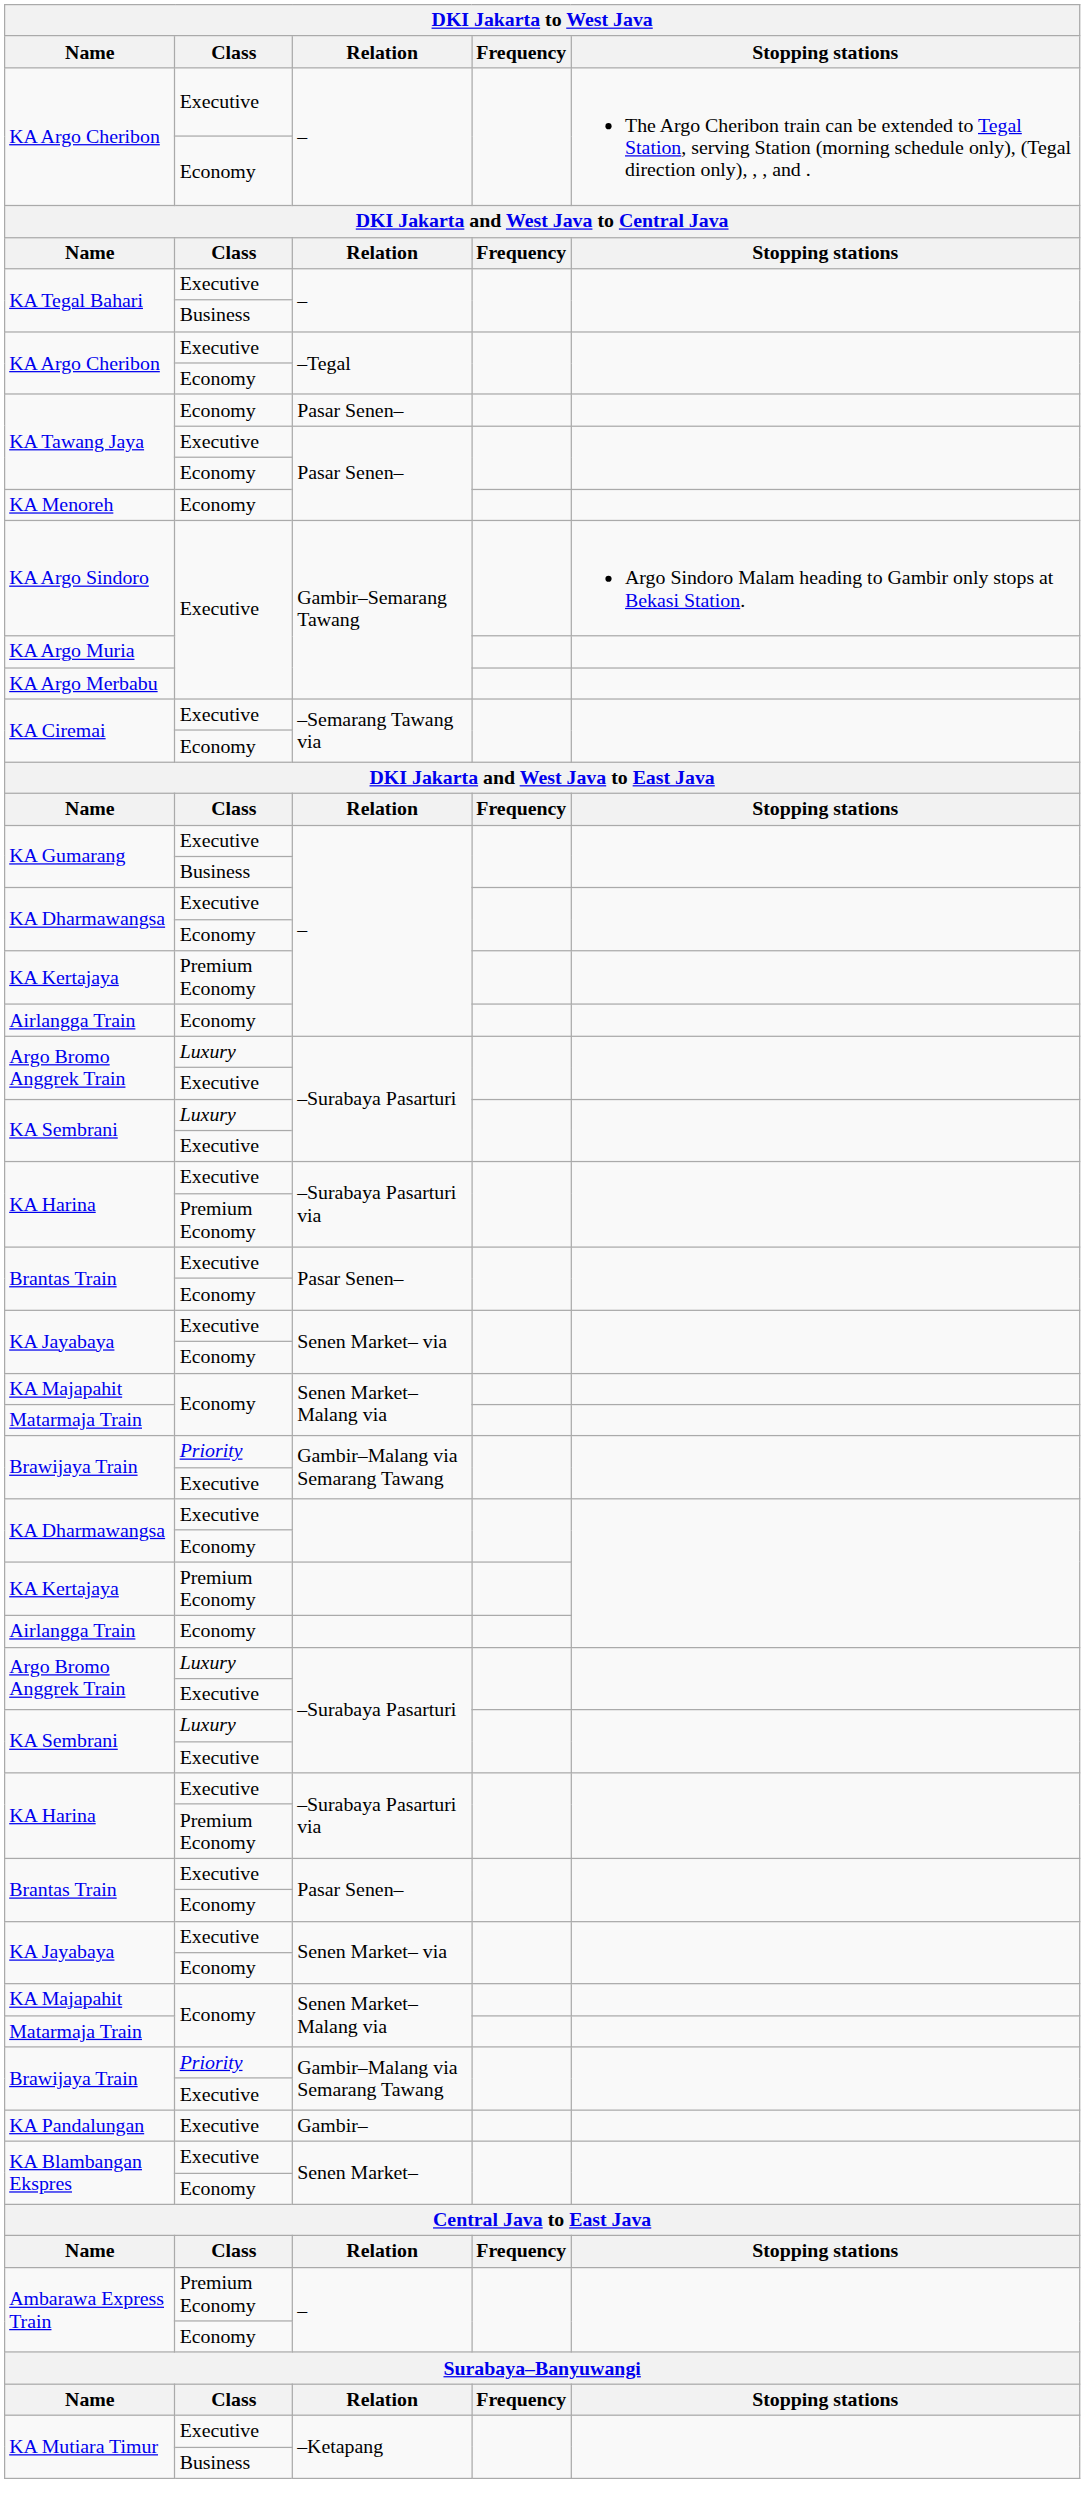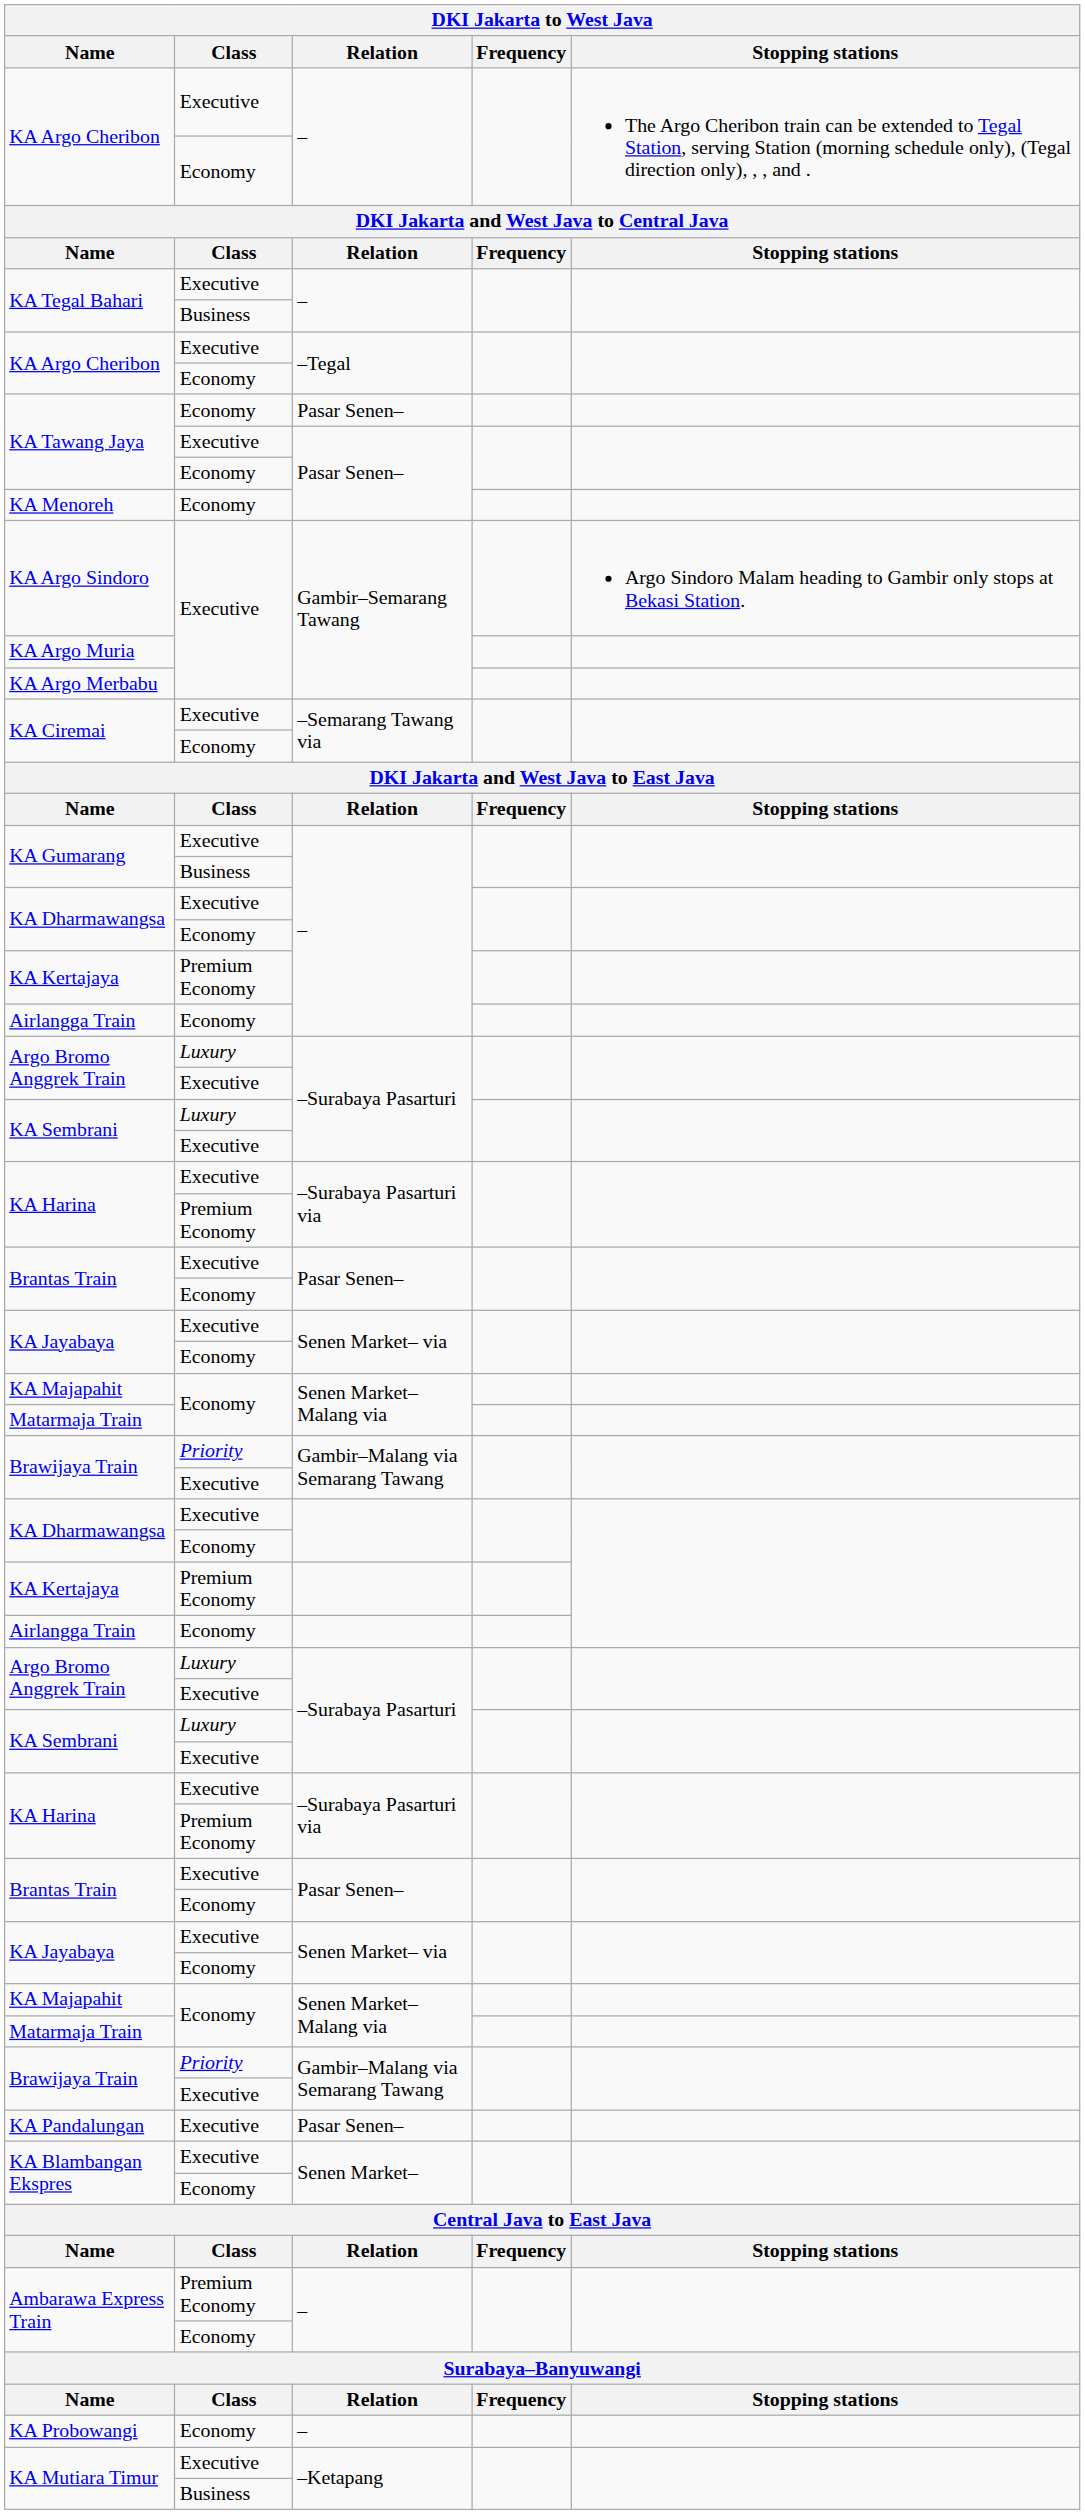(332, 2125) Gambir– -> (350, 2125) Pasar Senen–
+ row: (73, 2430)
